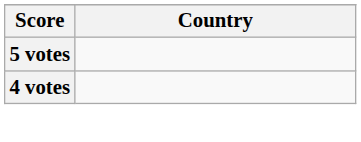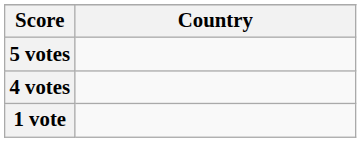+ row: (40, 119)
